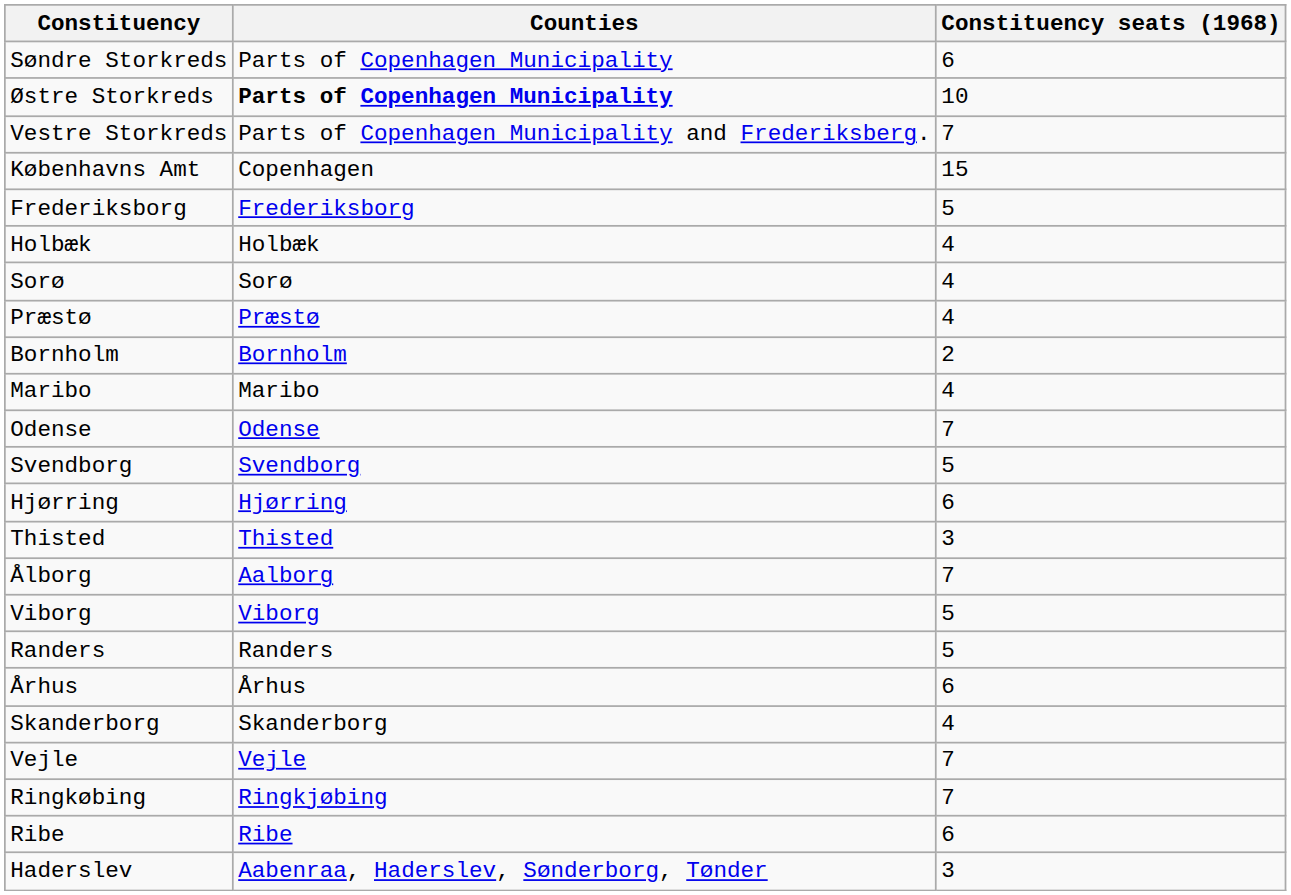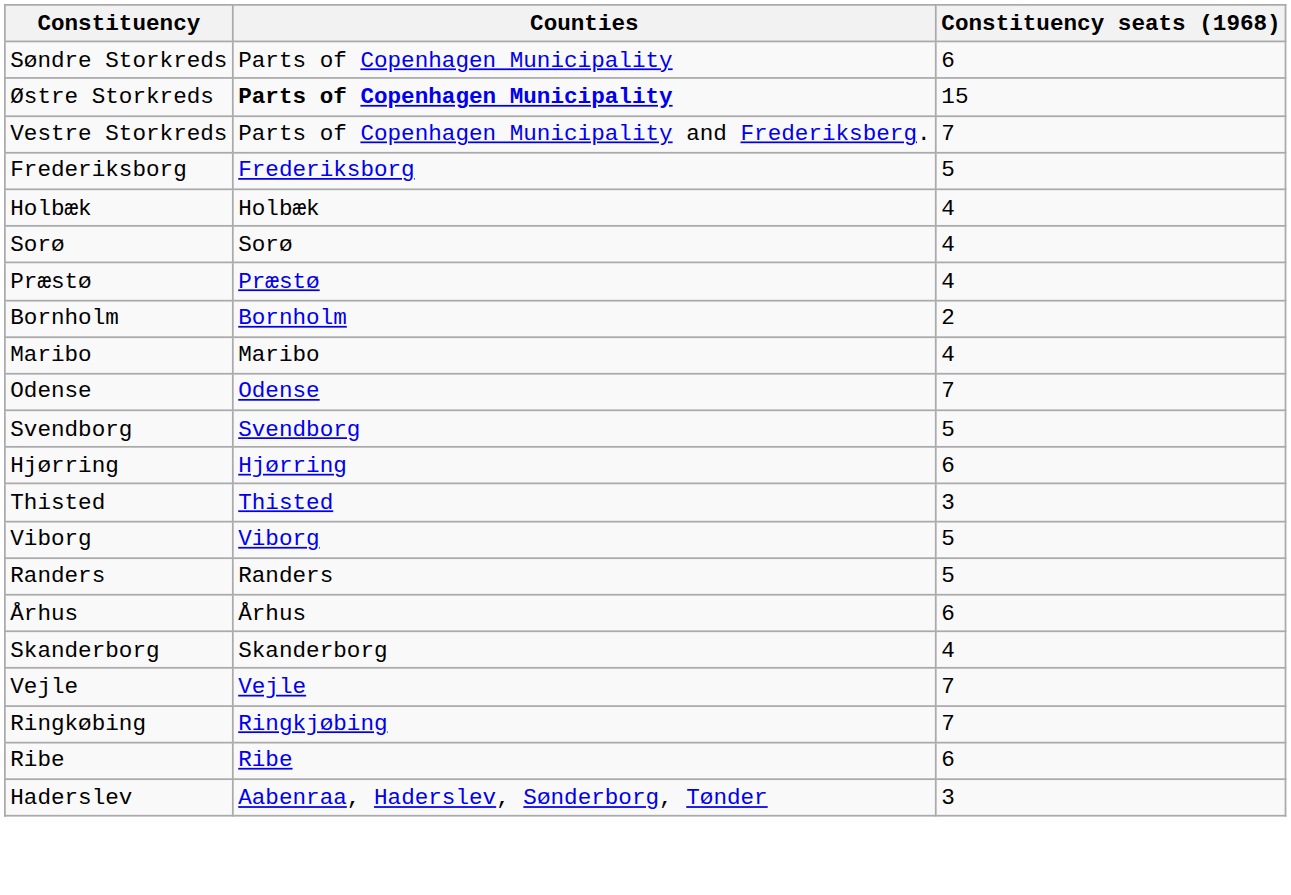(955, 97) 10 -> (955, 97) 15
- row: (105, 171)
- row: (51, 576)
